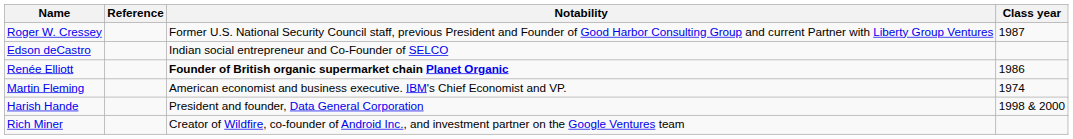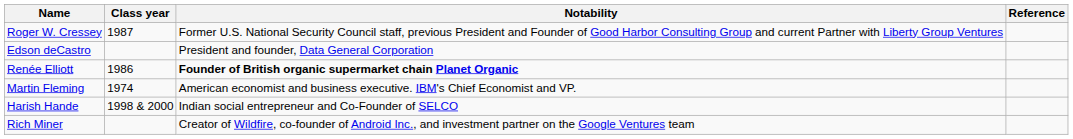columns swapped: (1032, 13) <-> (135, 13)
(309, 50) Indian social entrepreneur and Co-Founder of SELCO -> (306, 50) President and founder, Data General Corporation
(296, 106) President and founder, Data General Corporation -> (318, 106) Indian social entrepreneur and Co-Founder of SELCO
